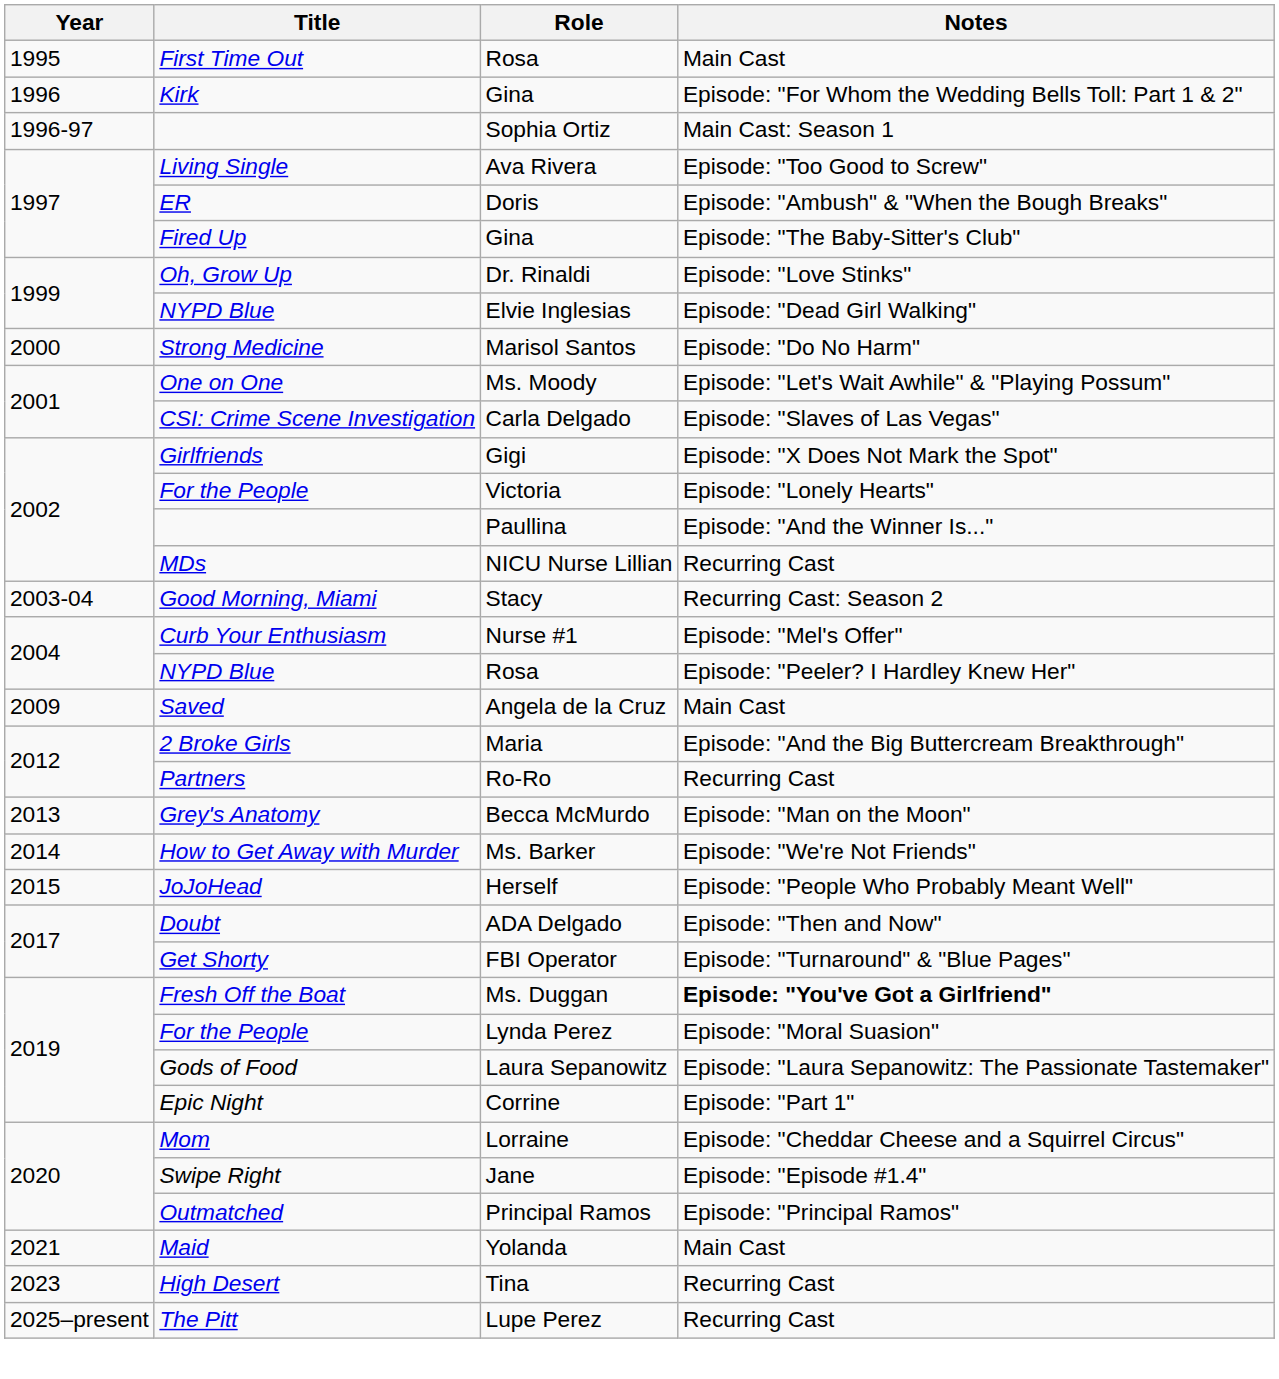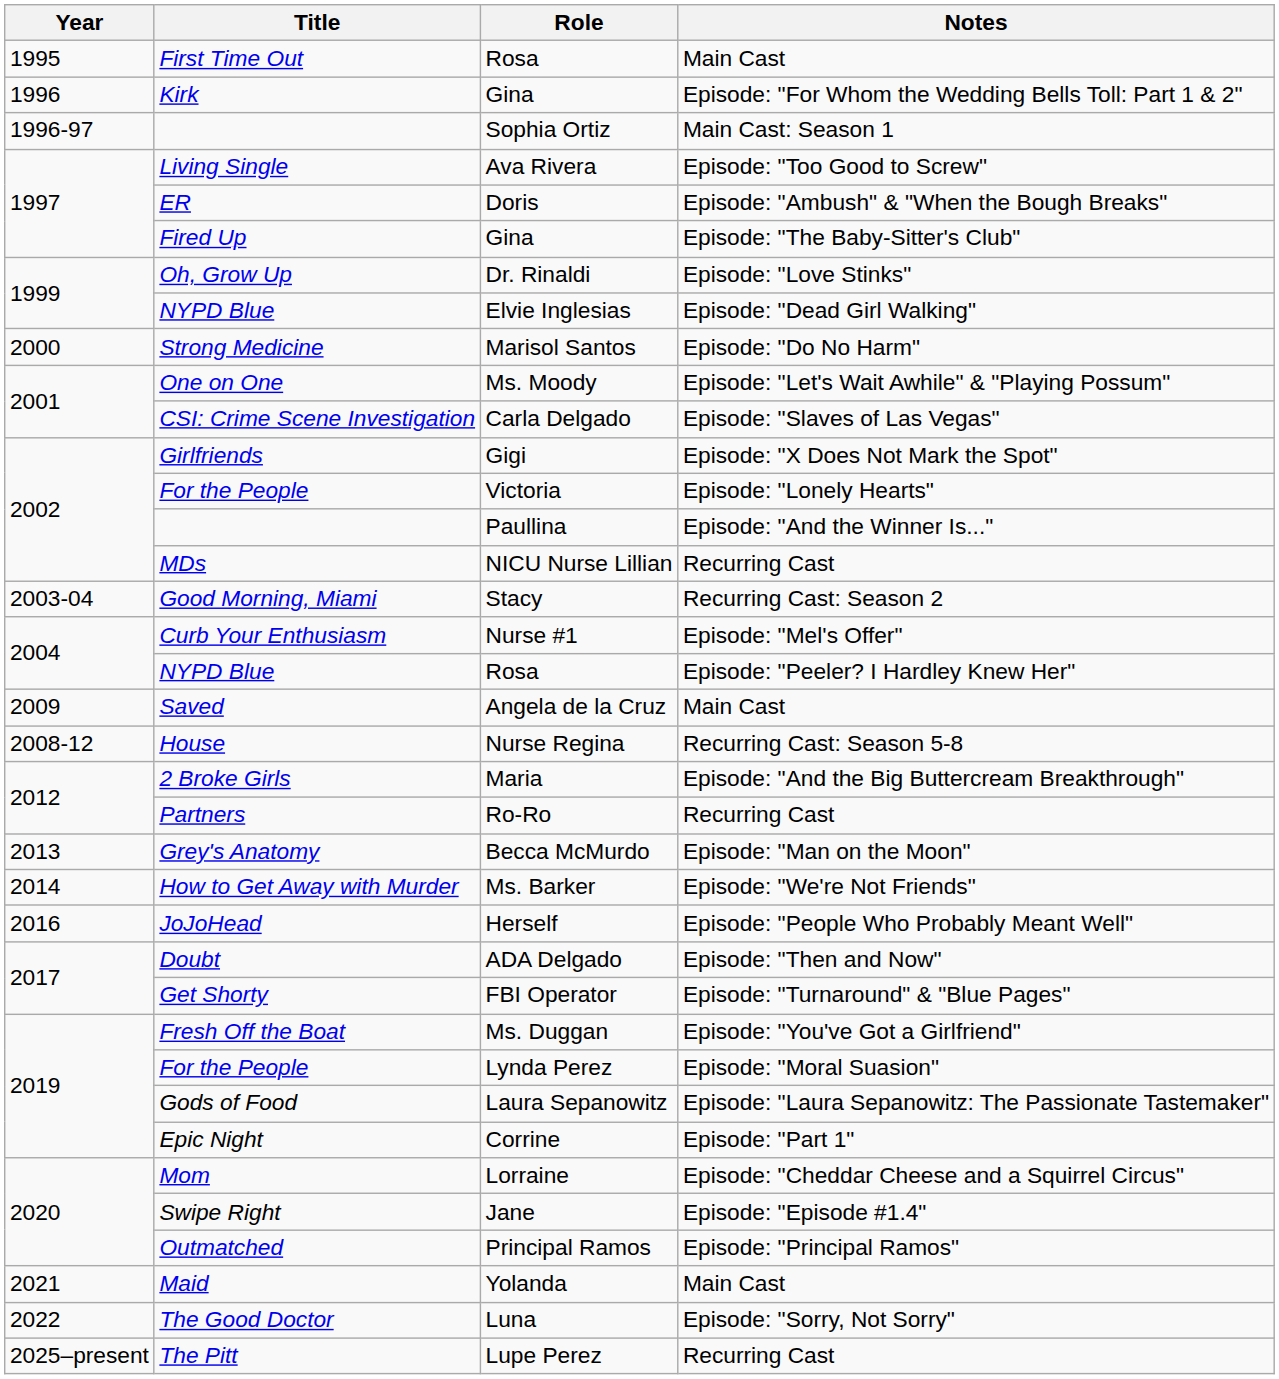+ row: (192, 743)
(35, 887) 2015 -> (35, 923) 2016
(867, 995) bold -> (852, 1031) normal
+ row: (247, 1319)
- row: (219, 1283)
